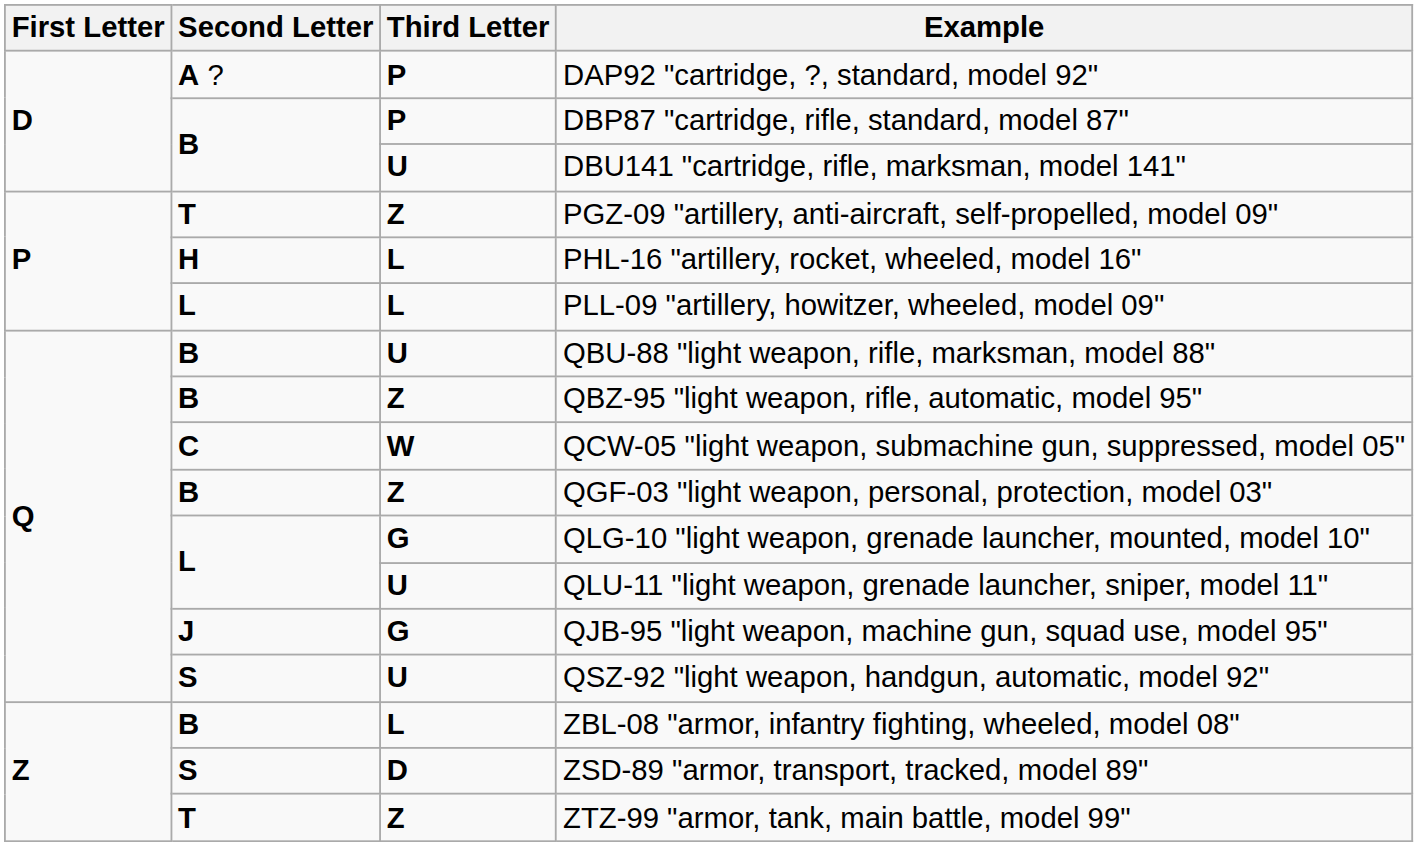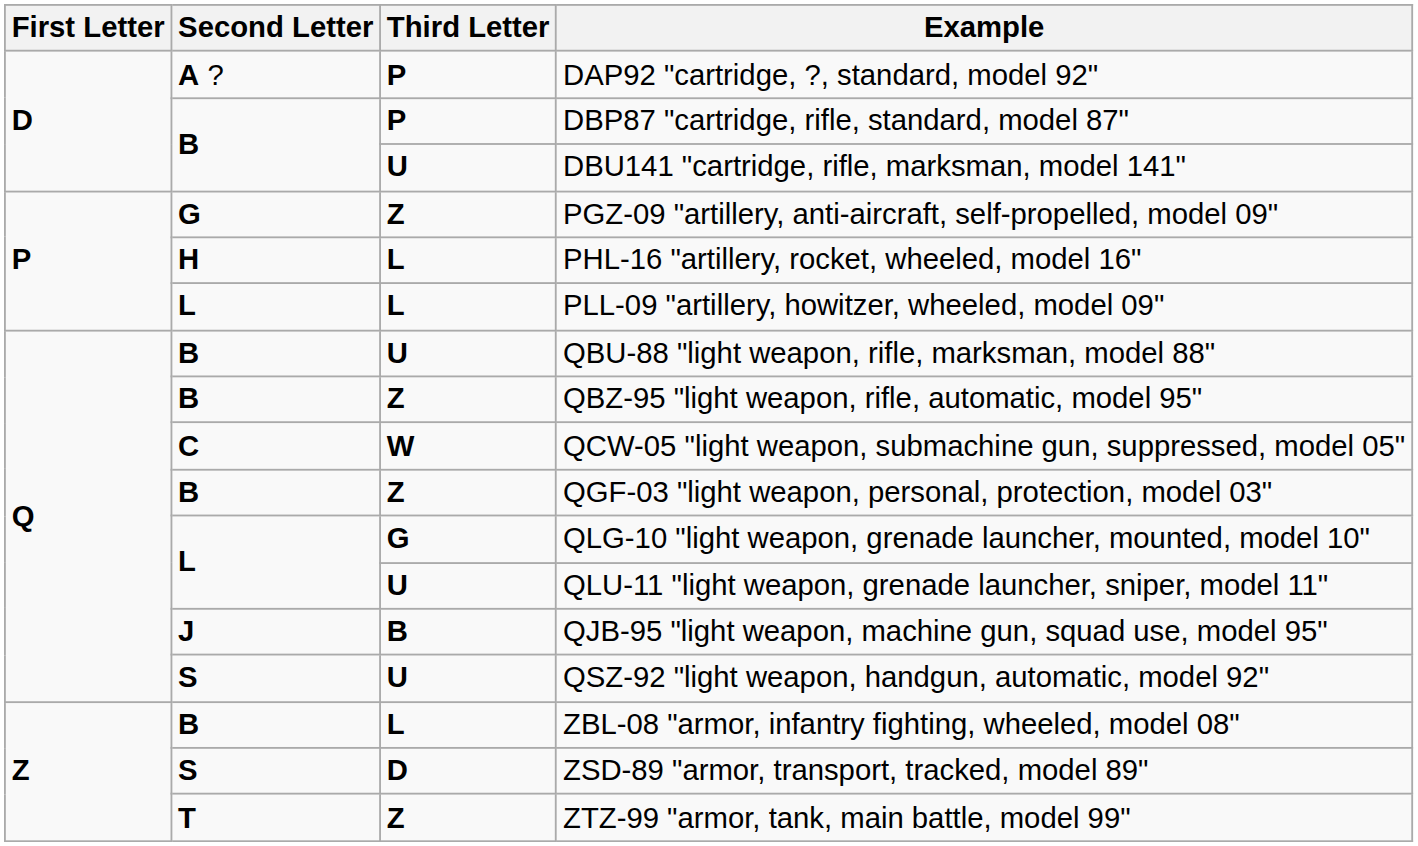(187, 213) T -> (190, 213) G
(398, 631) G -> (397, 631) B
